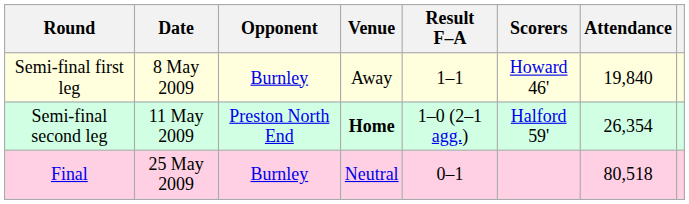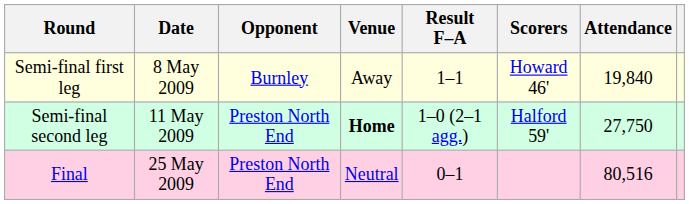(628, 125) 26,354 -> (628, 125) 27,750
(279, 174) Burnley -> (279, 174) Preston North End
(628, 174) 80,518 -> (628, 174) 80,516
